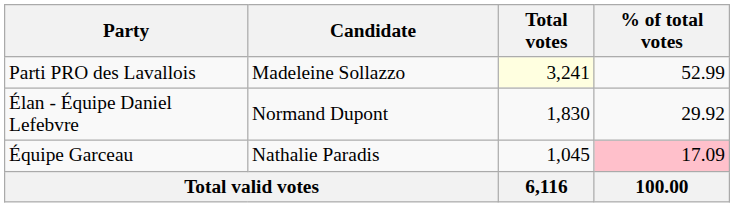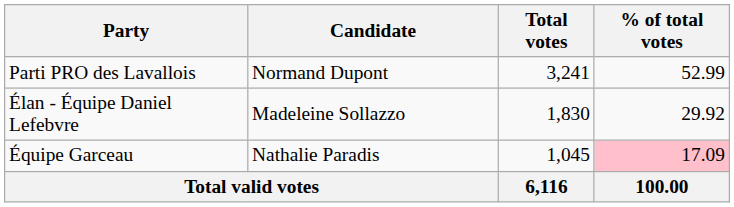(329, 72) Madeleine Sollazzo -> (320, 72) Normand Dupont
(568, 72) lightyellow background -> (568, 72) no background
(320, 113) Normand Dupont -> (329, 113) Madeleine Sollazzo
